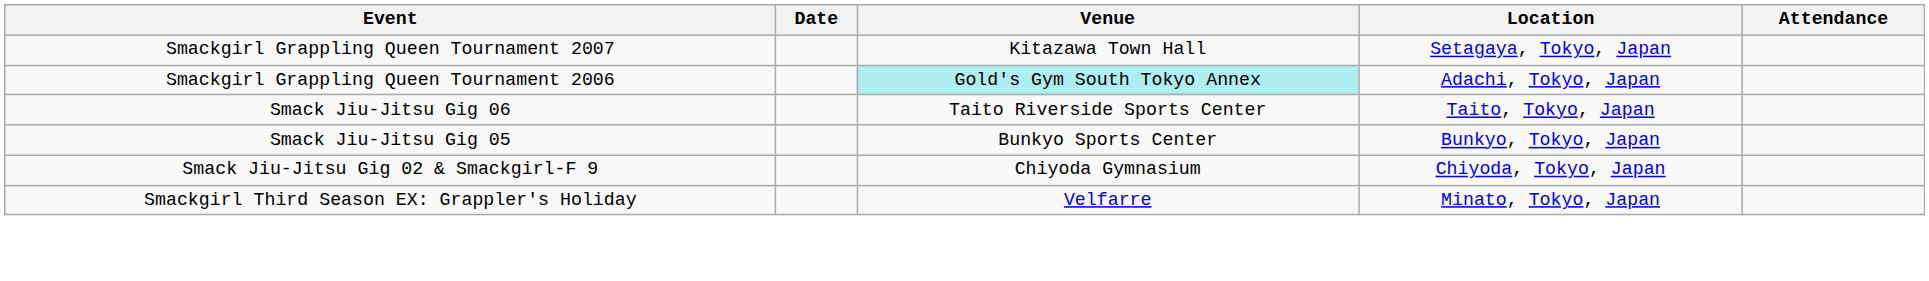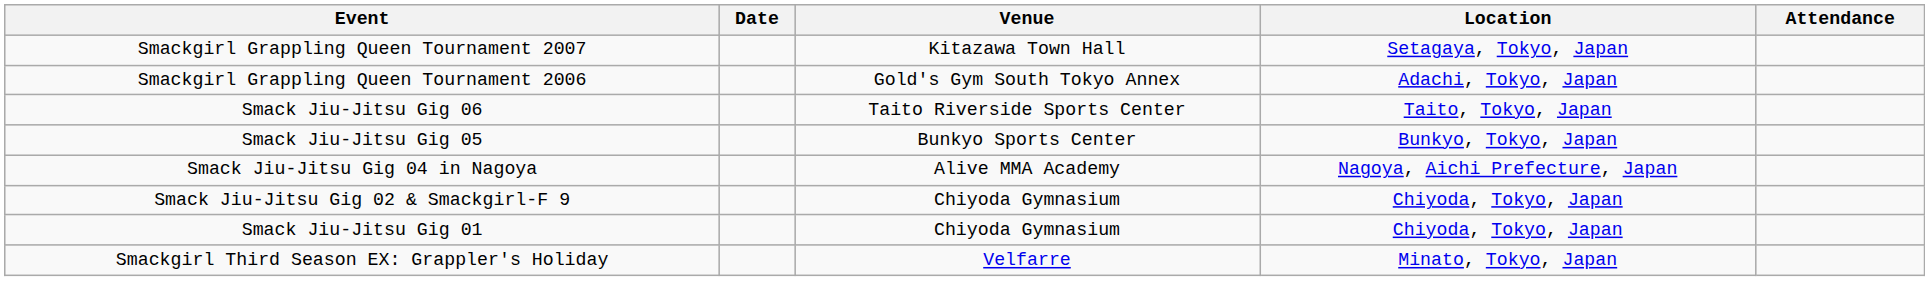(1108, 80) paleturquoise background -> (1027, 80) no background
+ row: (362, 170)
+ row: (362, 230)
